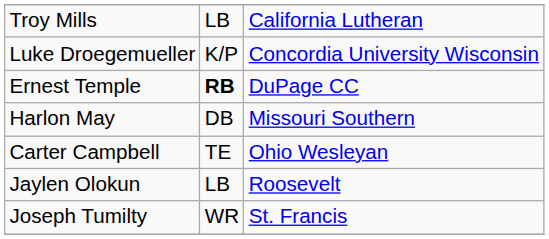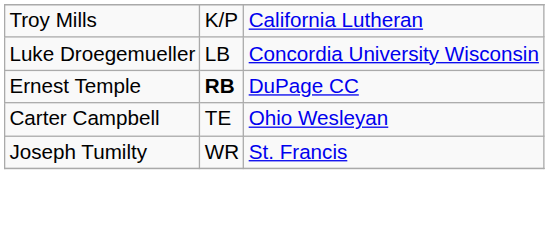(217, 20) LB -> (221, 20) K/P
(221, 53) K/P -> (217, 53) LB
- row: (62, 119)
- row: (75, 184)
